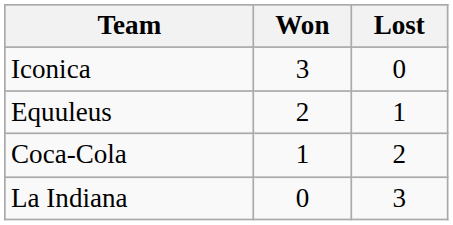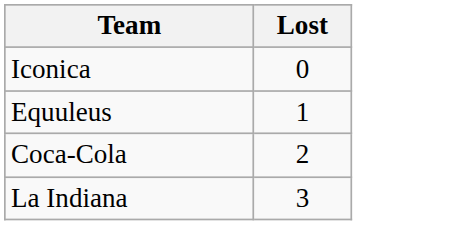- column: (302, 25)
